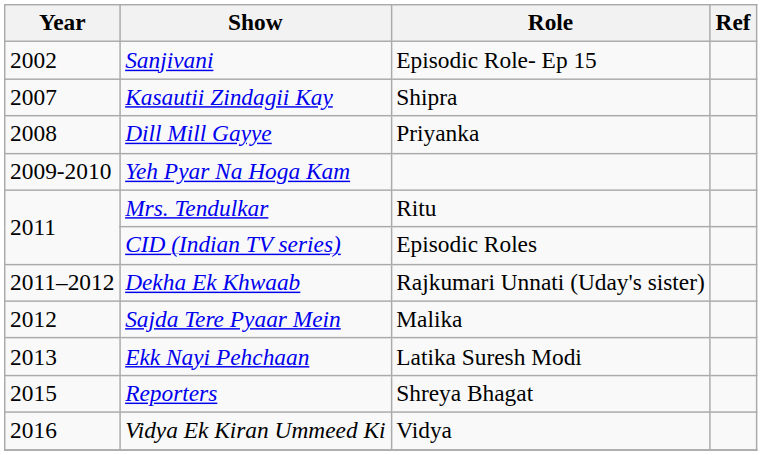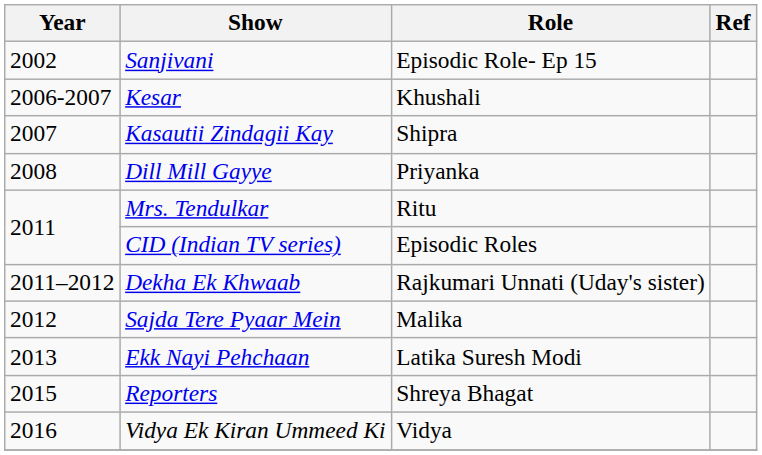+ row: (153, 97)
- row: (238, 171)
